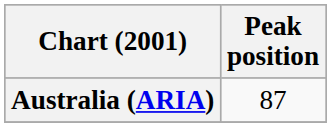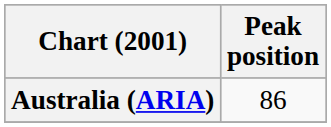(273, 99) 87 -> (273, 99) 86
